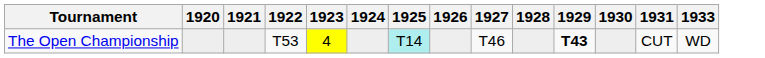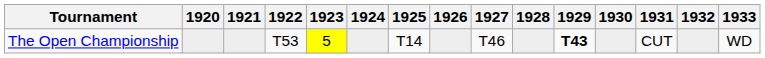+ column: (698, 17)
(327, 41) 4 -> (327, 41) 5
(409, 41) paleturquoise background -> (409, 41) no background
